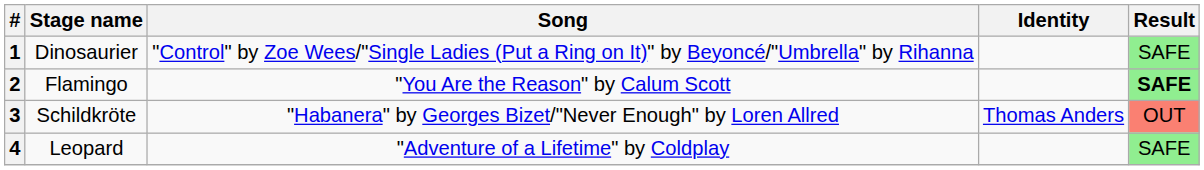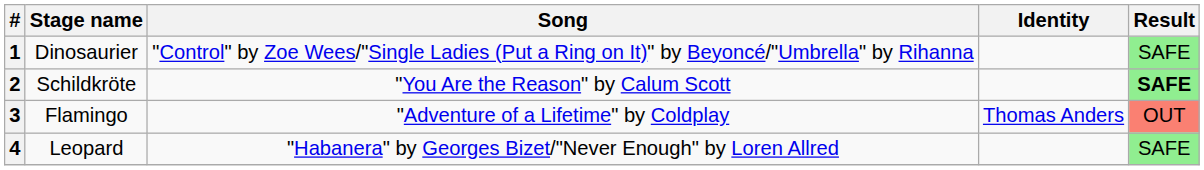(86, 84) Flamingo -> (86, 84) Schildkröte
(86, 116) Schildkröte -> (86, 116) Flamingo
(563, 116) "Habanera" by Georges Bizet/"Never Enough" by Loren Allred -> (563, 116) "Adventure of a Lifetime" by Coldplay
(563, 148) "Adventure of a Lifetime" by Coldplay -> (563, 148) "Habanera" by Georges Bizet/"Never Enough" by Loren Allred
